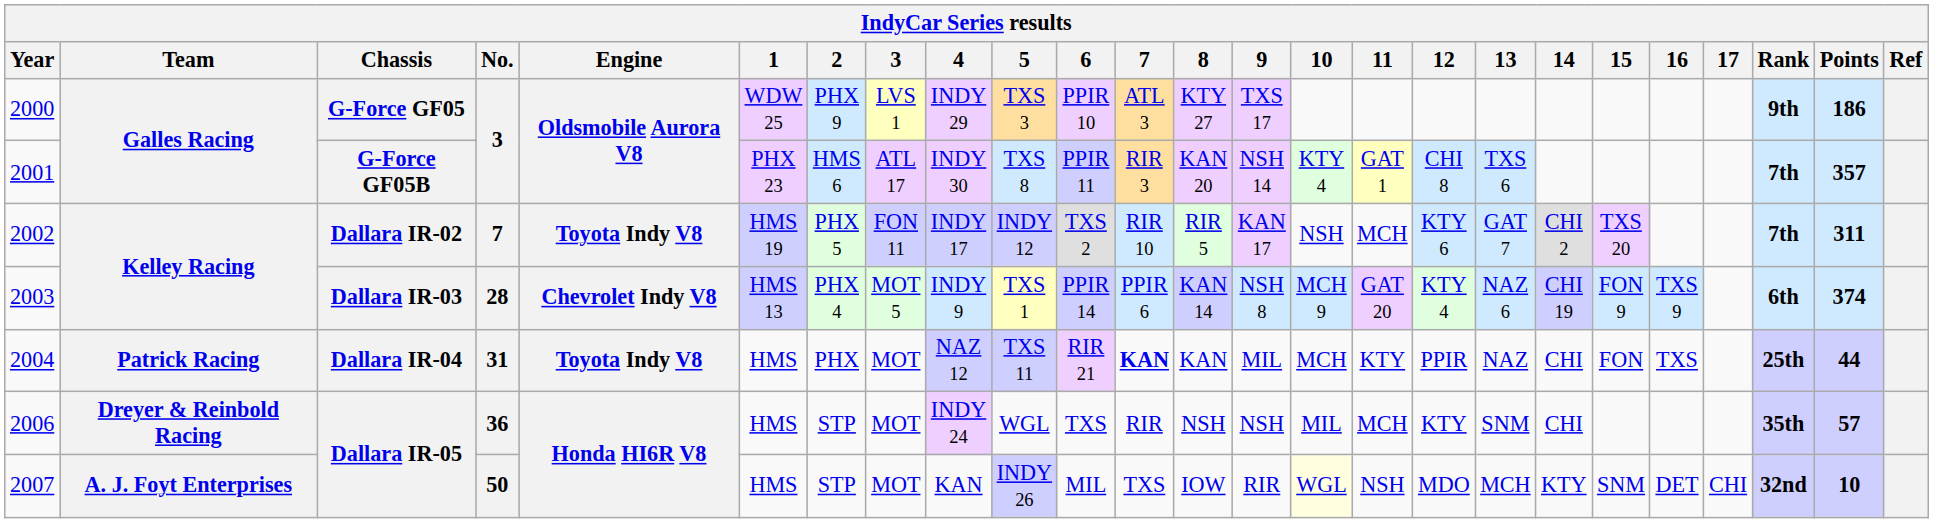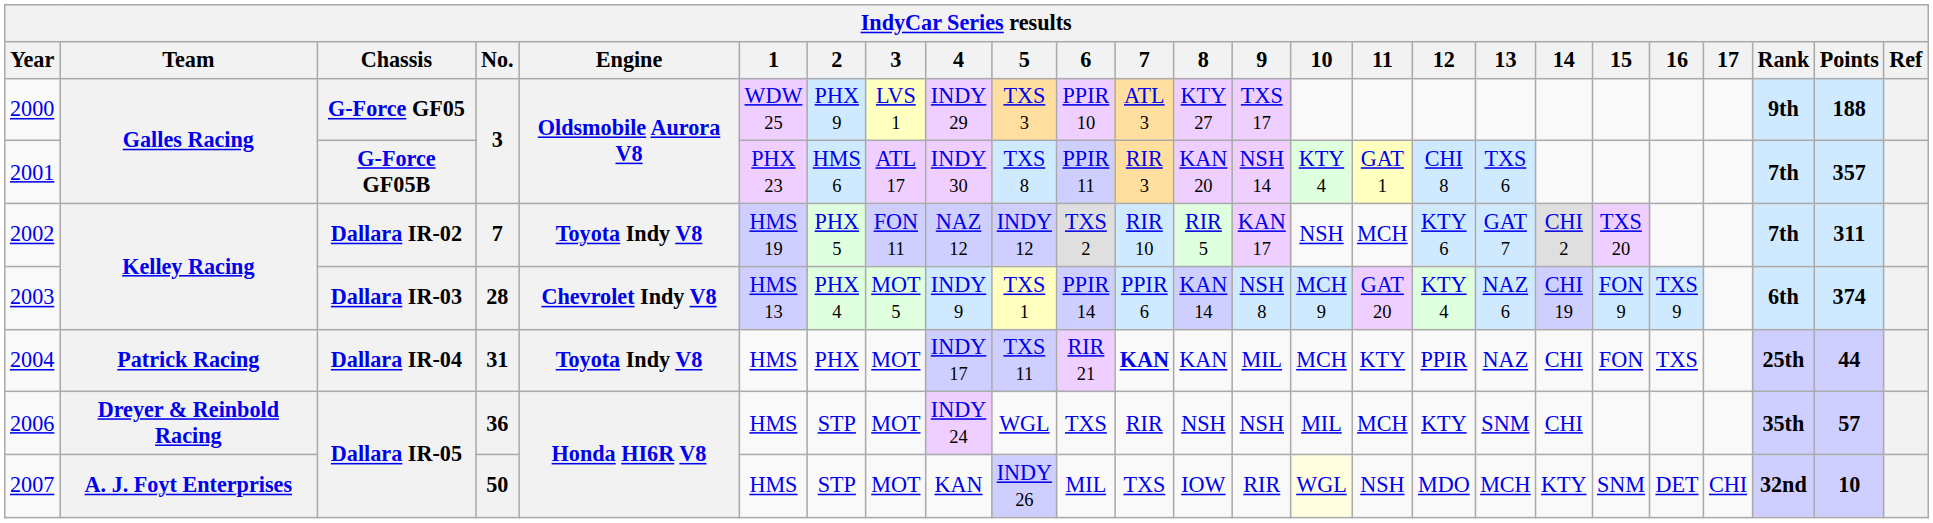(1849, 109) 186 -> (1849, 109) 188
(959, 234) INDY 17 -> (959, 234) NAZ 12
(959, 360) NAZ 12 -> (959, 360) INDY 17
